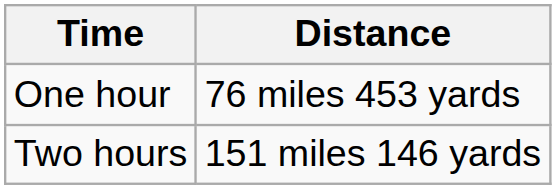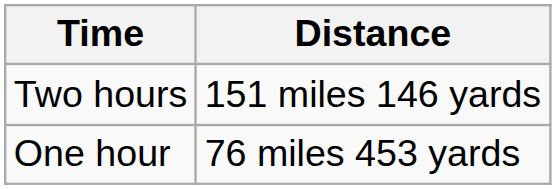rows swapped: (92, 93) <-> (101, 153)
